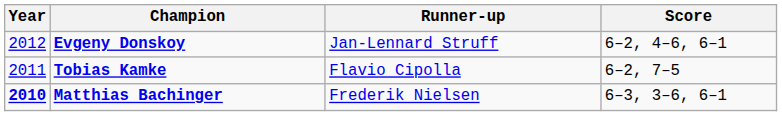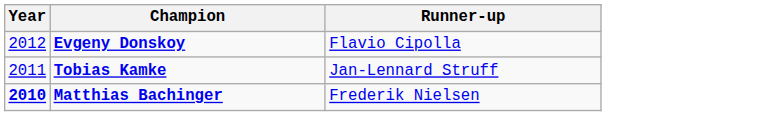- column: (689, 18)
(414, 44) Jan-Lennard Struff -> (395, 44) Flavio Cipolla
(395, 70) Flavio Cipolla -> (414, 70) Jan-Lennard Struff
